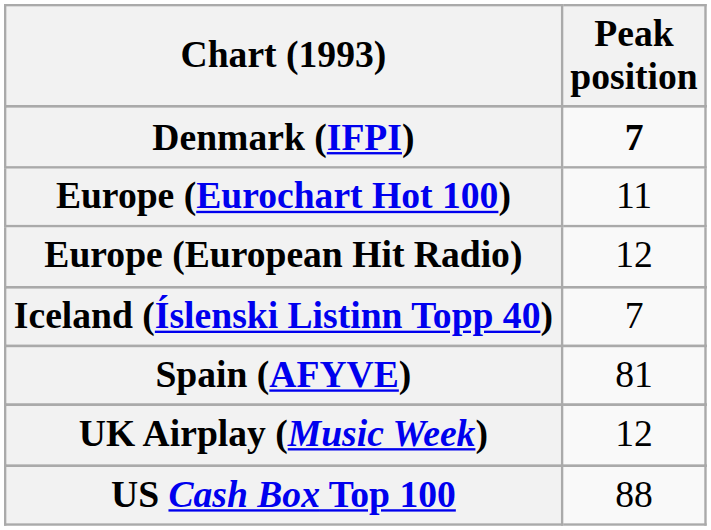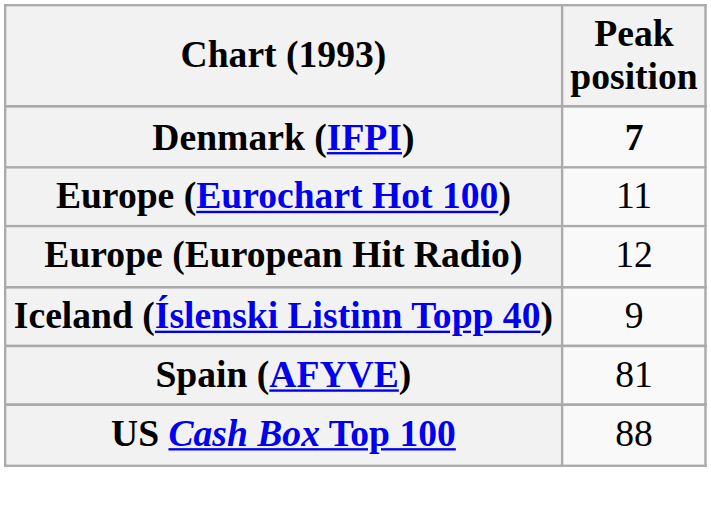(634, 315) 7 -> (634, 315) 9
- row: (283, 434)
